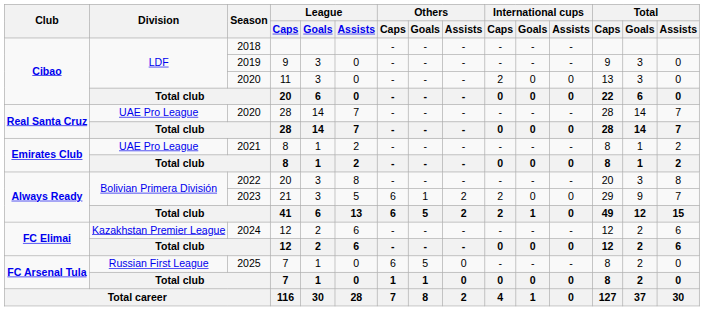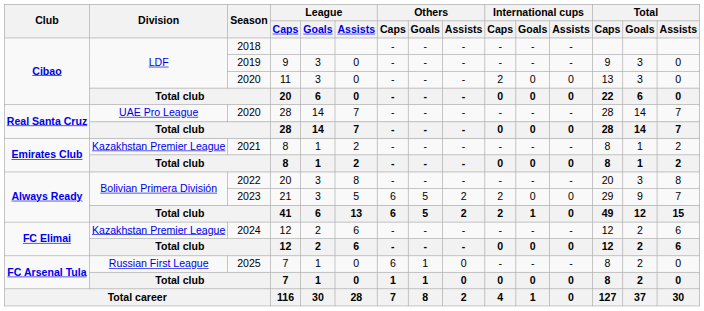(159, 146) UAE Pro League -> (159, 146) Kazakhstan Premier League
(425, 197) 1 -> (425, 197) 5
(425, 264) 5 -> (425, 264) 1
